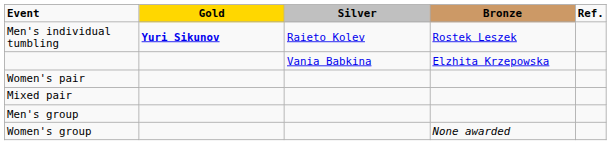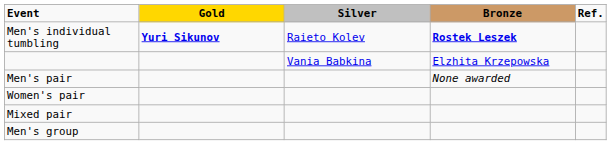(475, 37) normal -> (475, 37) bold
+ row: (39, 78)
- row: (49, 131)
